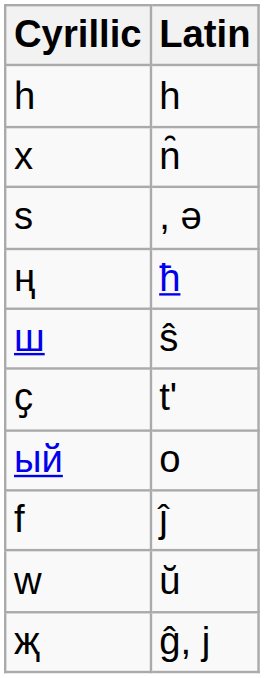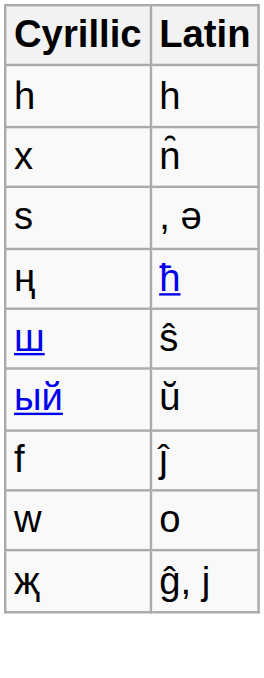- row: (24, 398)
(170, 459) o -> (170, 398) ŭ
(170, 580) ŭ -> (170, 519) o
